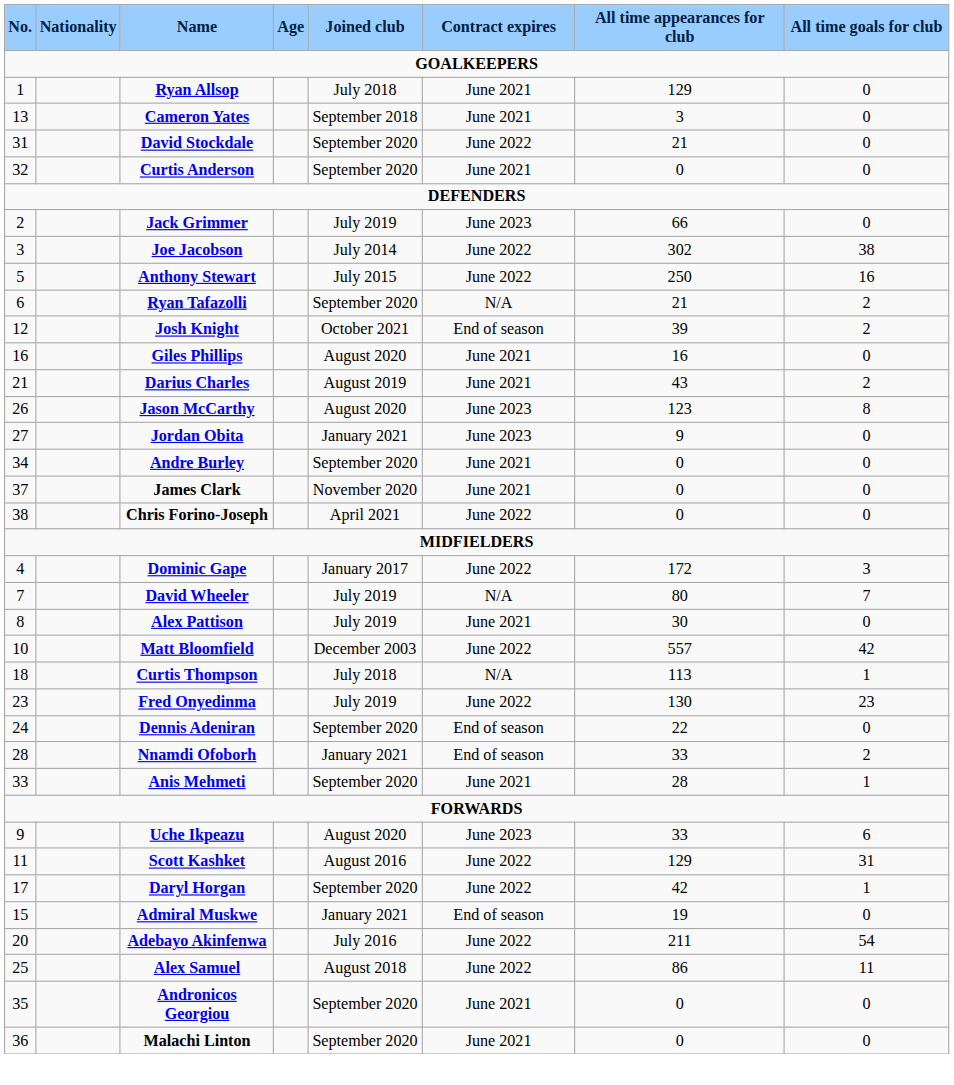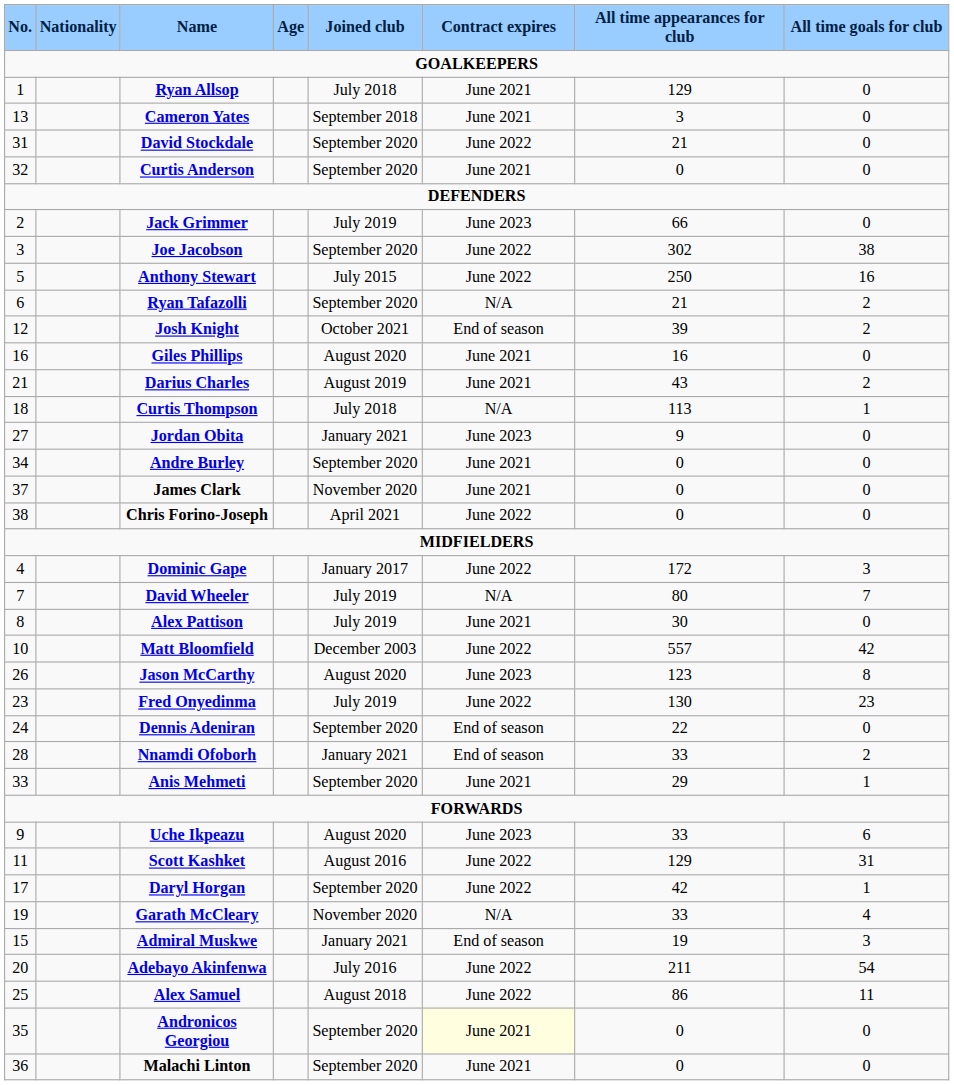(365, 250) July 2014 -> (365, 250) September 2020
rows swapped: (197, 409) <-> (197, 675)
(680, 782) 28 -> (680, 782) 29
+ row: (197, 915)
(866, 915) 0 -> (866, 941) 3
(499, 1004) no background -> (499, 1030) lightyellow background
